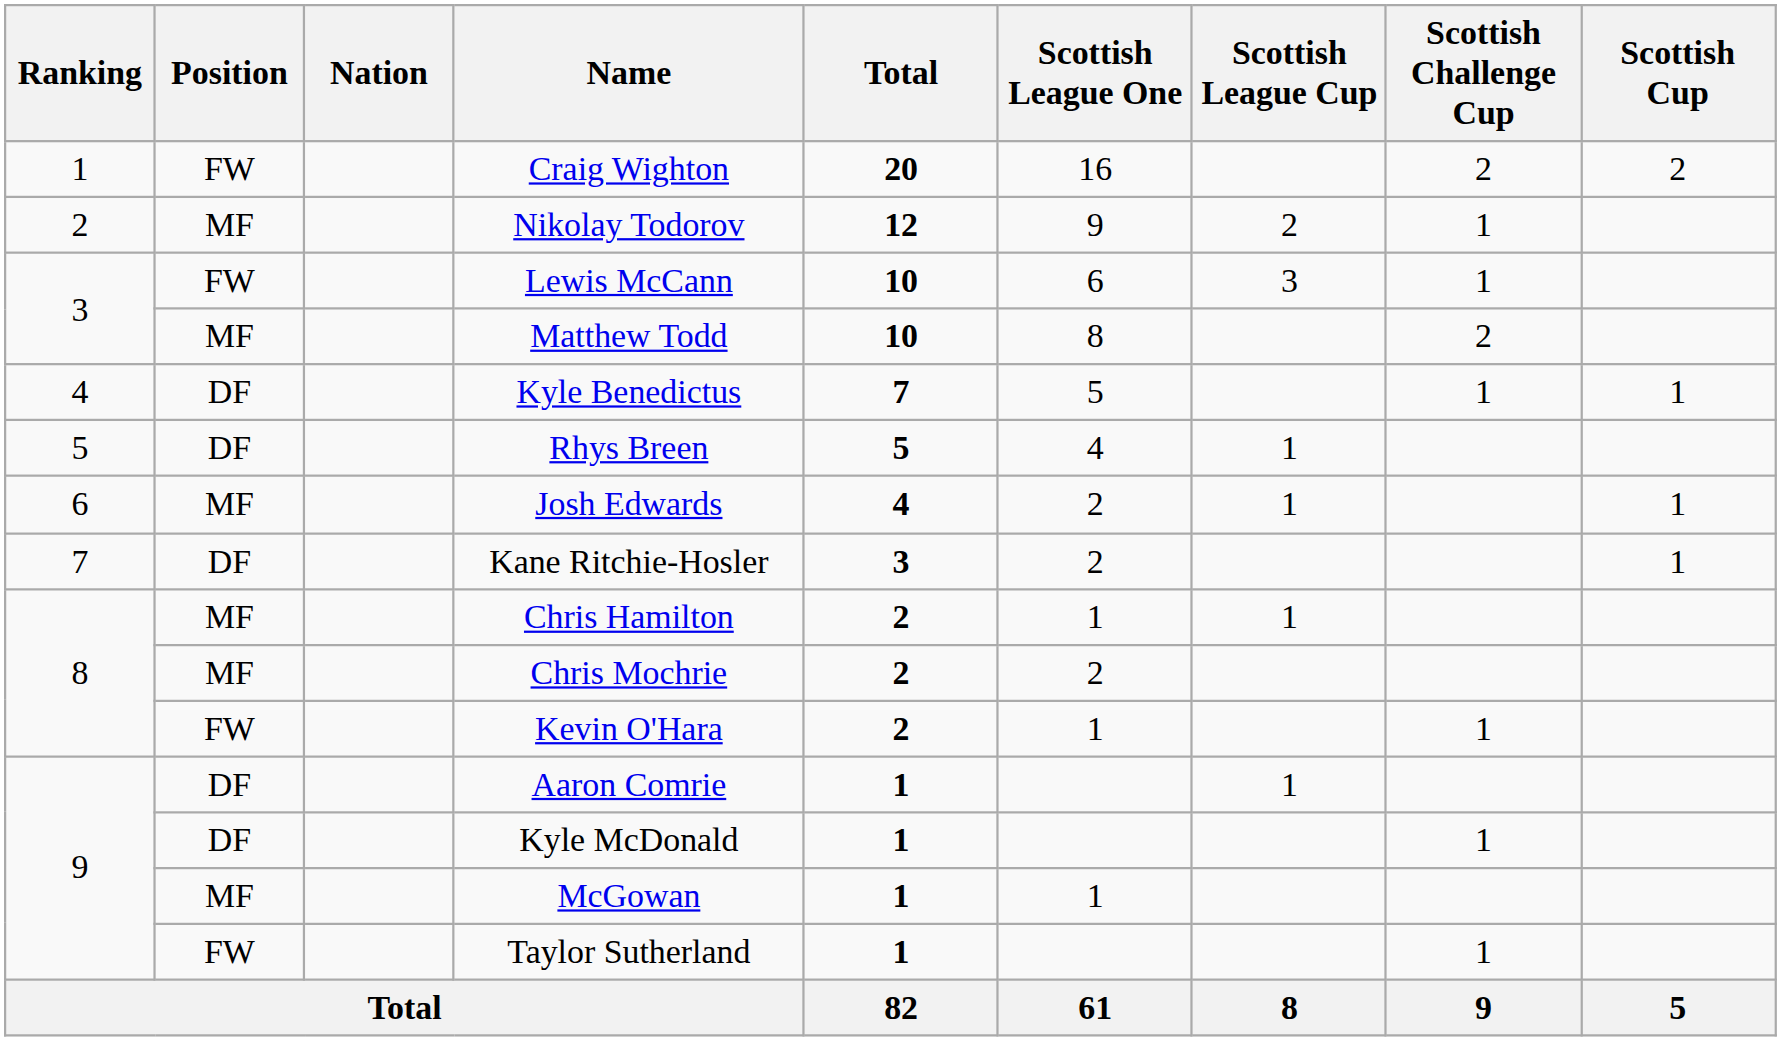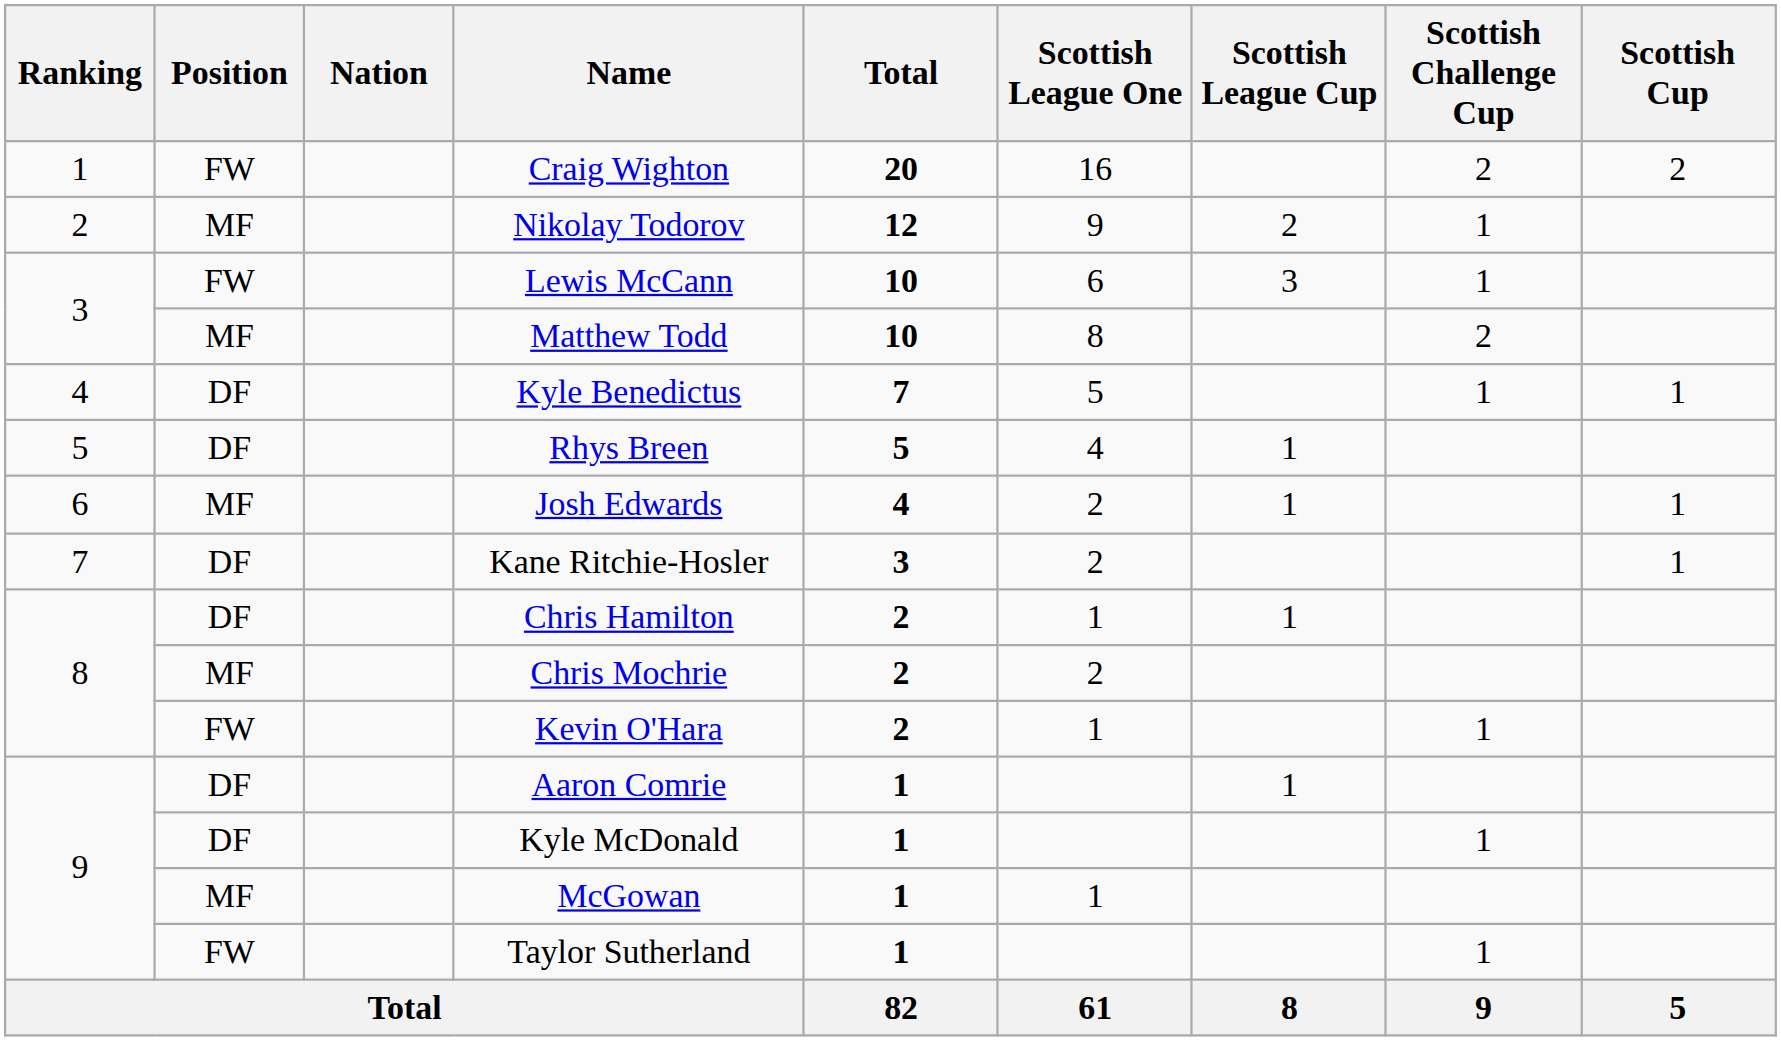(229, 615) MF -> (229, 615) DF
